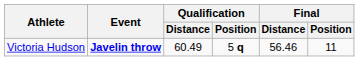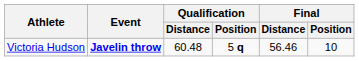(188, 48) 60.49 -> (188, 48) 60.48
(331, 48) 11 -> (331, 48) 10
